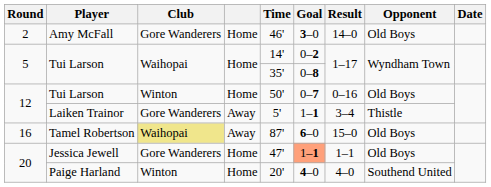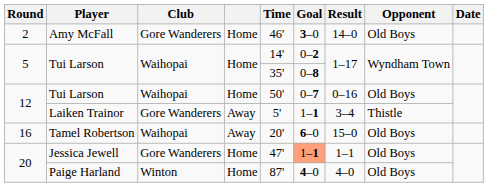(159, 93) Winton -> (164, 93) Waihopai
(164, 133) khaki background -> (164, 133) no background
(277, 133) 87' -> (277, 133) 20'
(277, 172) 20' -> (277, 172) 87'
(410, 172) Southend United -> (391, 172) Old Boys
